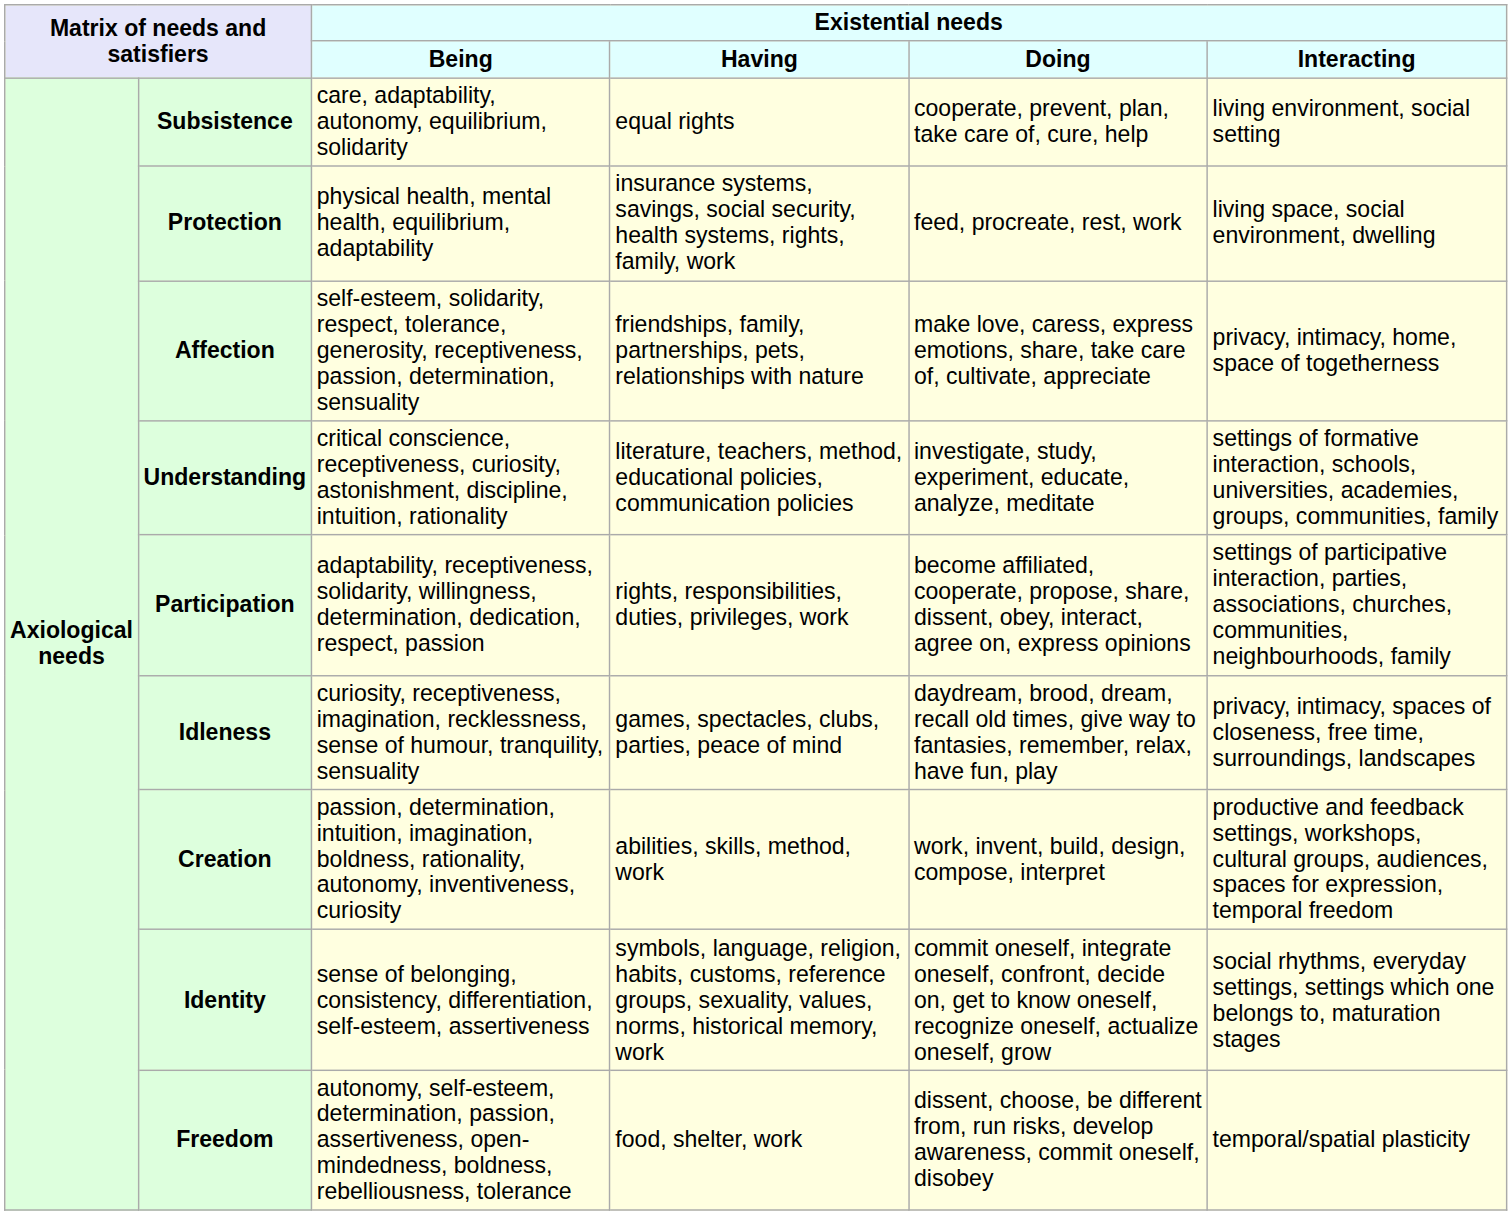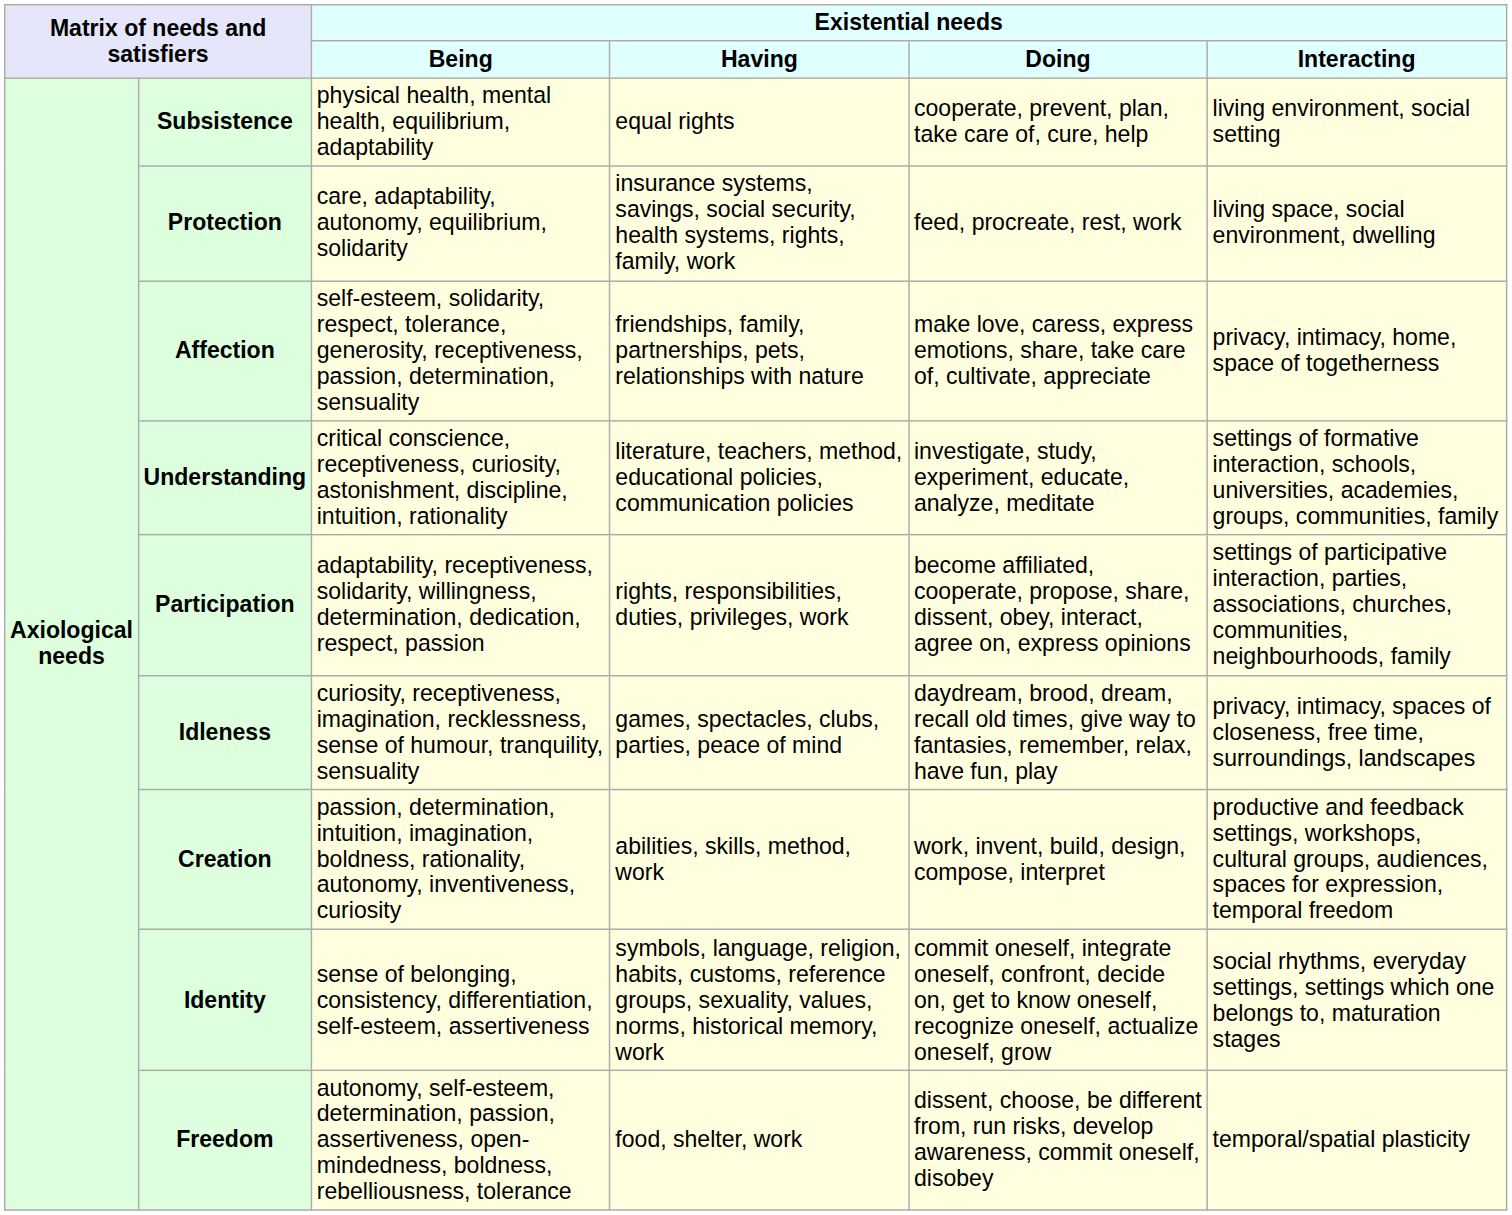(432, 121) care, adaptability, autonomy, equilibrium, solidarity -> (434, 121) physical health, mental health, equilibrium, adaptability
(434, 223) physical health, mental health, equilibrium, adaptability -> (432, 223) care, adaptability, autonomy, equilibrium, solidarity
